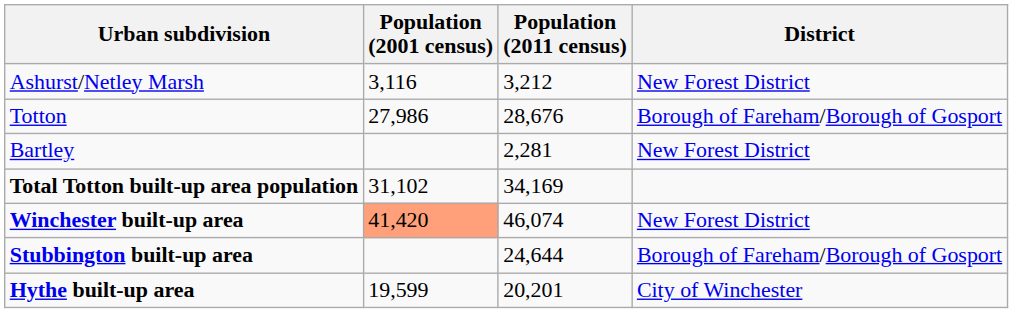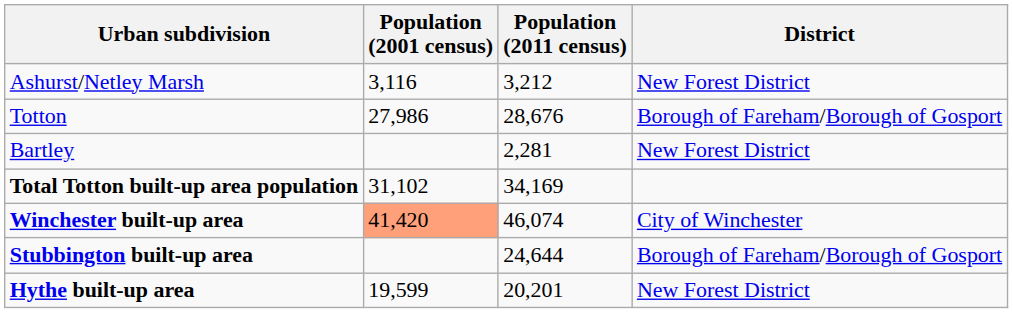(723, 220) New Forest District -> (720, 220) City of Winchester
(720, 289) City of Winchester -> (723, 289) New Forest District
